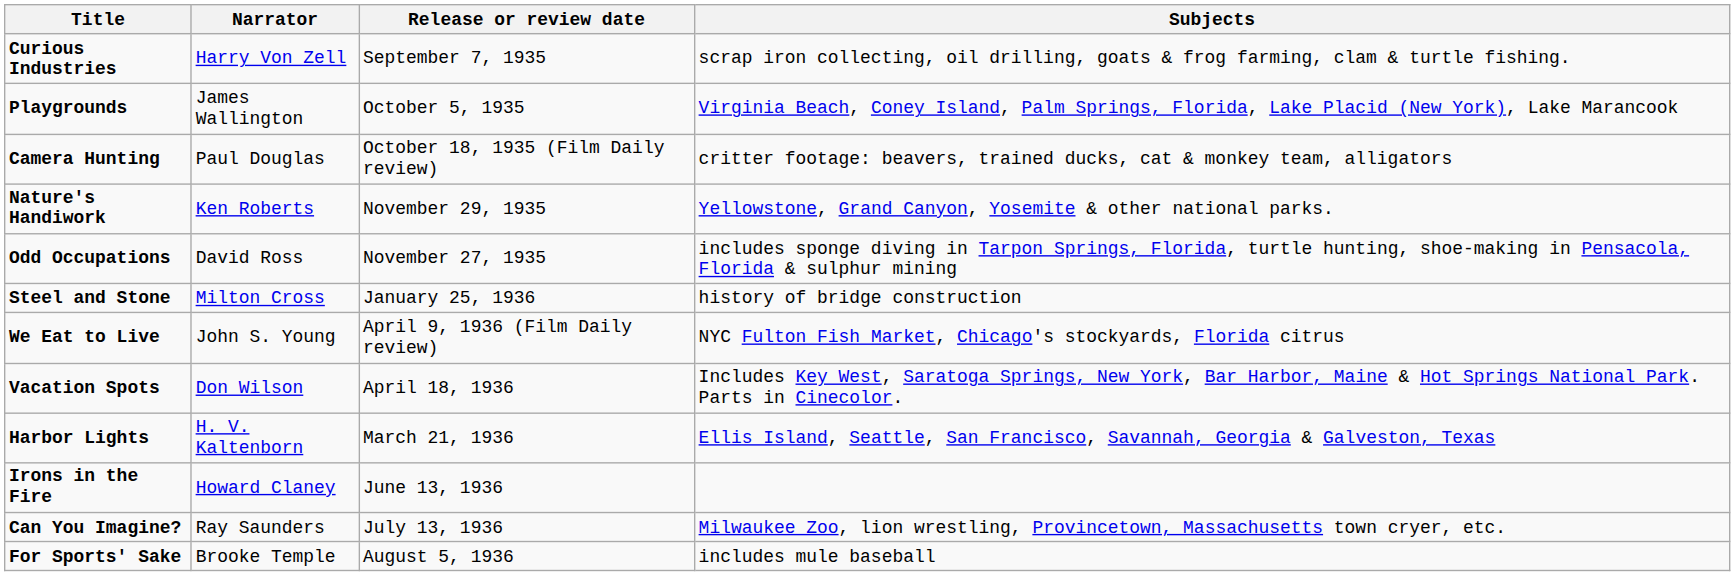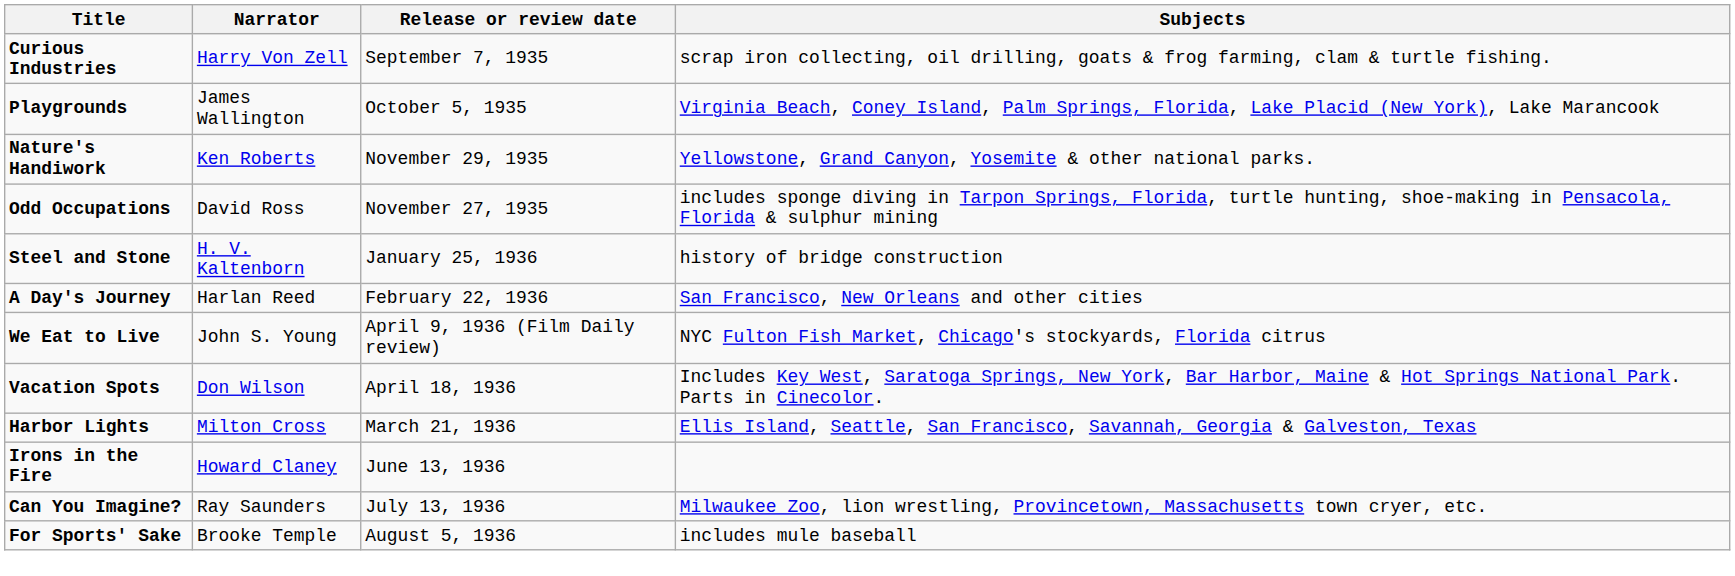- row: (84, 159)
(260, 298) Milton Cross -> (251, 259) H. V. Kaltenborn
+ row: (90, 298)
(249, 438) H. V. Kaltenborn -> (261, 427) Milton Cross
